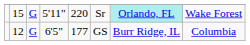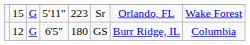(79, 13) 220 -> (79, 13) 223
(146, 13) paleturquoise background -> (146, 13) no background
(79, 31) 177 -> (79, 31) 180
